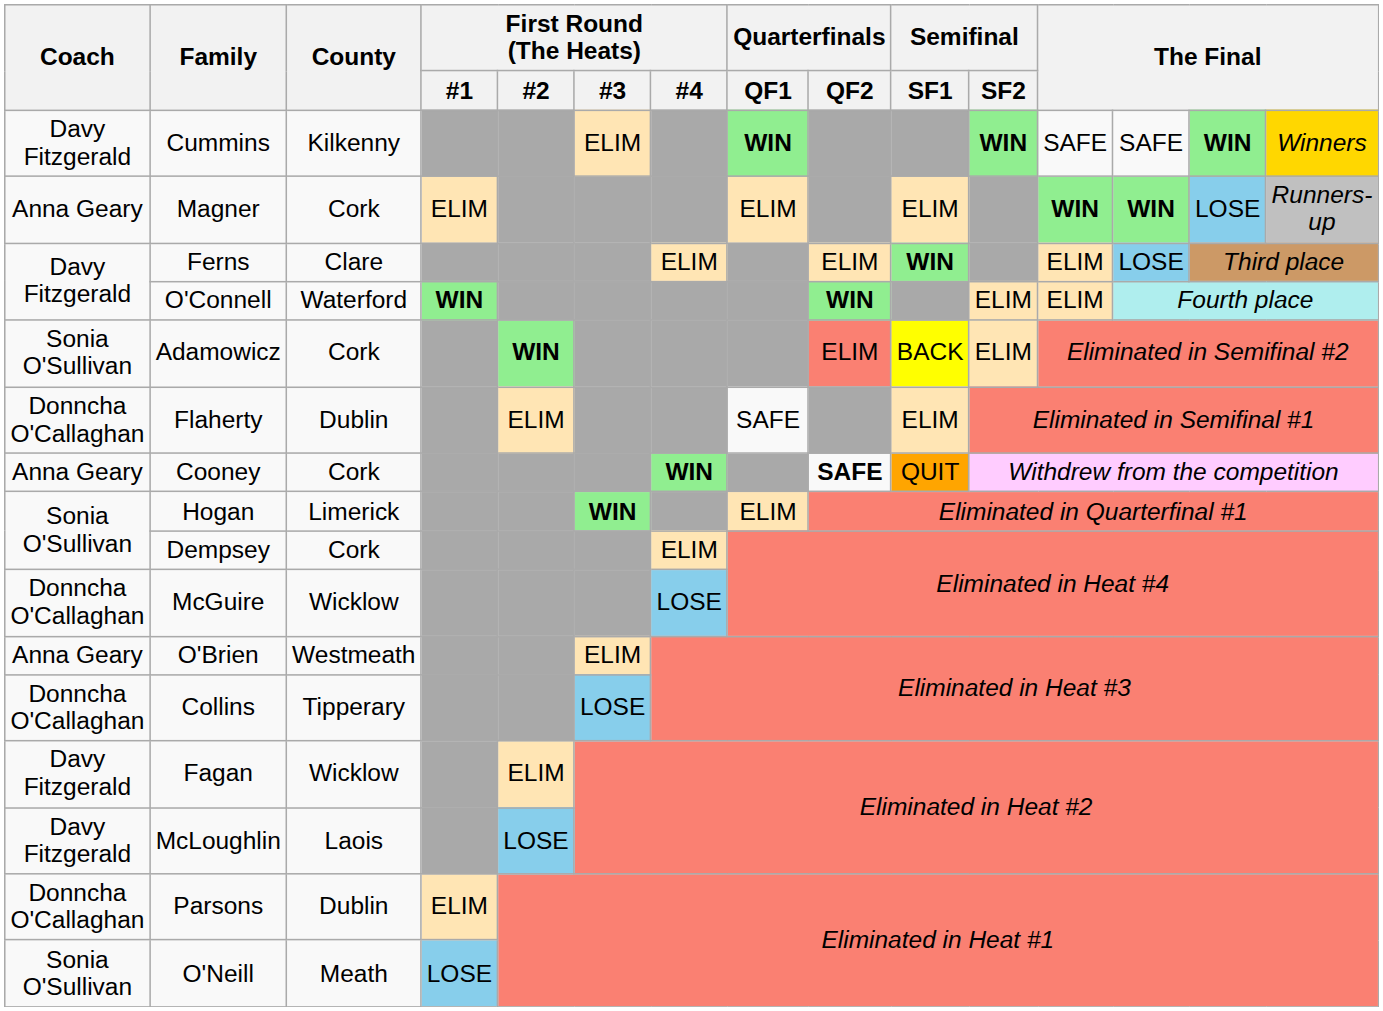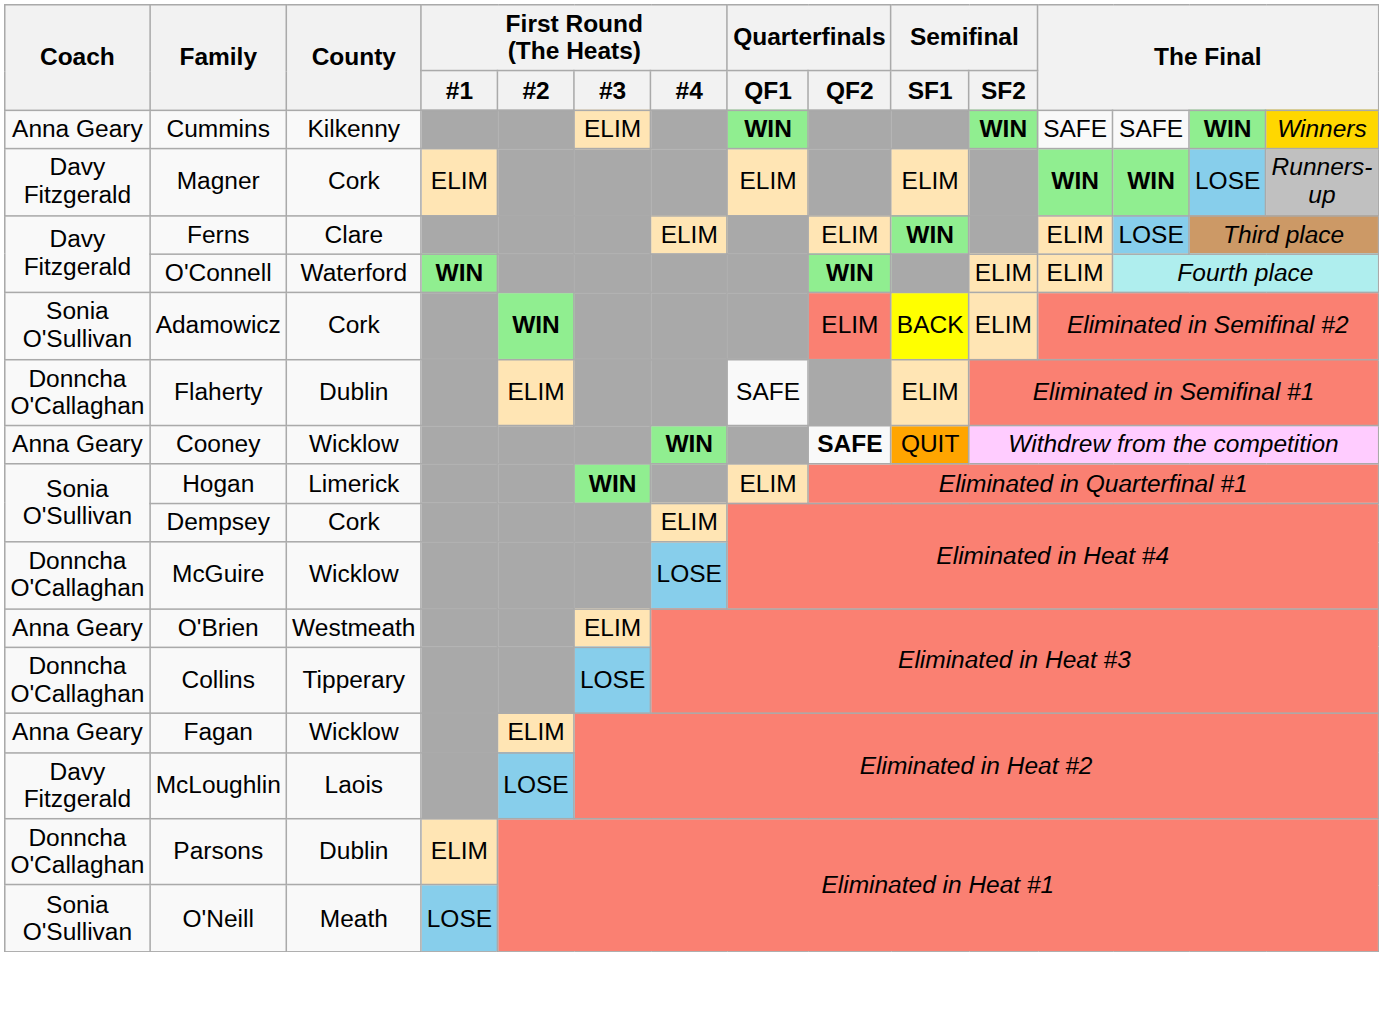(77, 142) Davy Fitzgerald -> (77, 129) Anna Geary
(77, 209) Anna Geary -> (77, 181) Davy Fitzgerald
(354, 472) Cork -> (354, 444) Wicklow
(77, 773) Davy Fitzgerald -> (77, 732) Anna Geary
